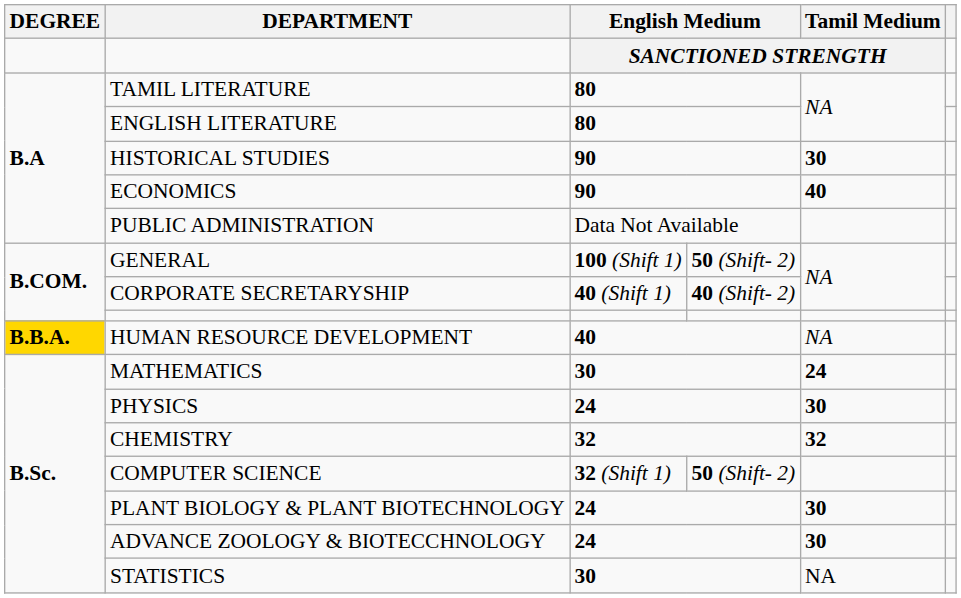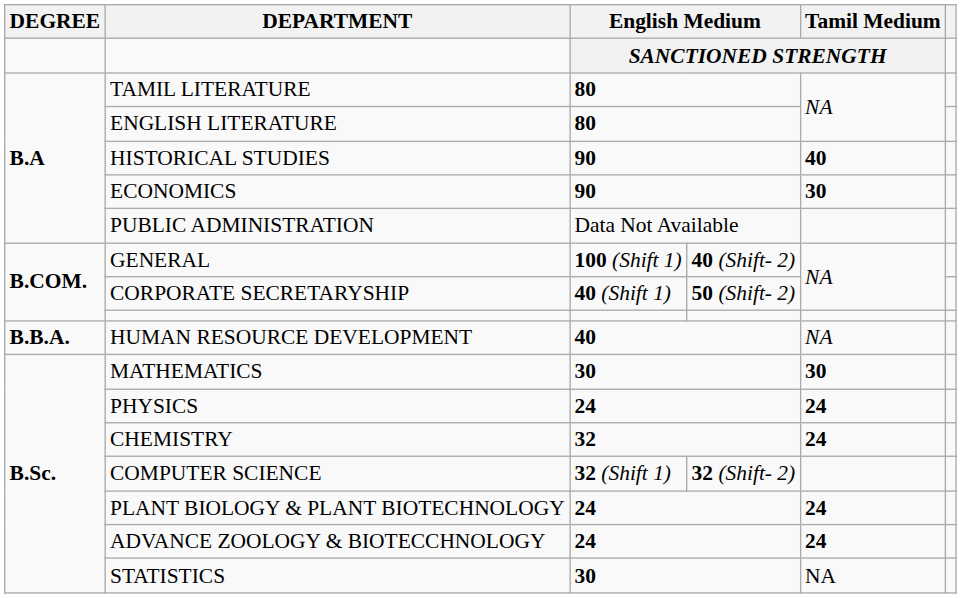(816, 157) 30 -> (816, 157) 40
(816, 191) 40 -> (816, 191) 30
(743, 259) 50 (Shift- 2) -> (743, 259) 40 (Shift- 2)
(743, 293) 40 (Shift- 2) -> (743, 293) 50 (Shift- 2)
(40, 337) gold background -> (40, 337) no background
(816, 371) 24 -> (816, 371) 30
(816, 405) 30 -> (816, 405) 24
(816, 439) 32 -> (816, 439) 24
(743, 473) 50 (Shift- 2) -> (743, 473) 32 (Shift- 2)
(816, 507) 30 -> (816, 507) 24
(816, 541) 30 -> (816, 541) 24
